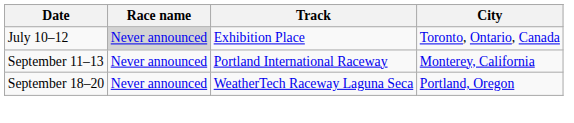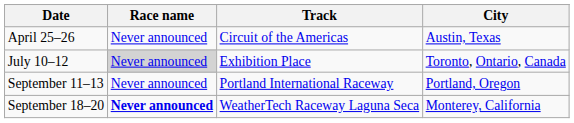+ row: (41, 38)
(477, 60) Monterey, California -> (473, 83) Portland, Oregon
(159, 83) normal -> (162, 106) bold
(467, 83) Portland, Oregon -> (483, 106) Monterey, California
